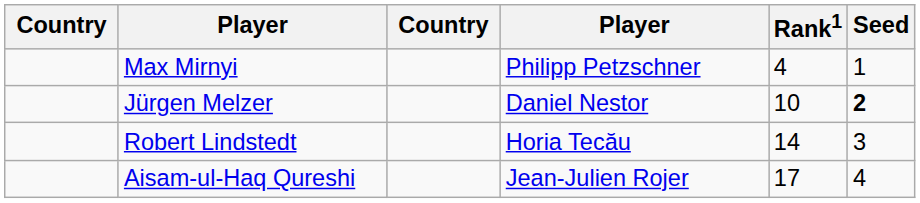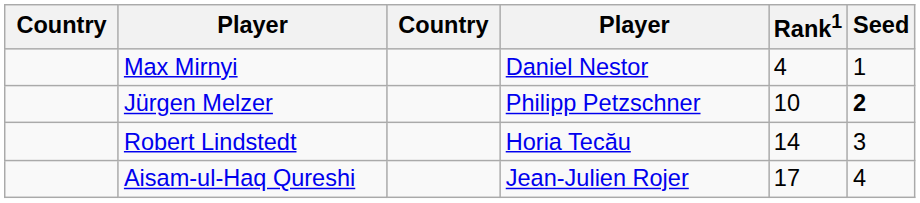(603, 66) Philipp Petzschner -> (577, 66) Daniel Nestor
(577, 104) Daniel Nestor -> (603, 104) Philipp Petzschner
